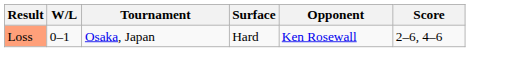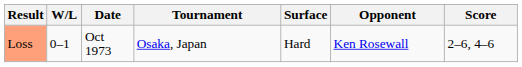+ column: (108, 15)
